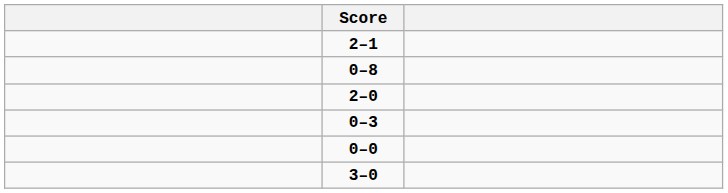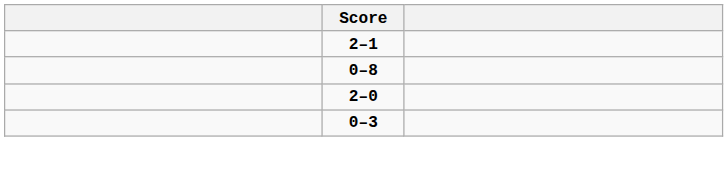- row: (363, 149)
- row: (363, 175)
